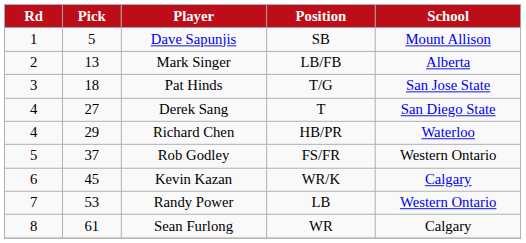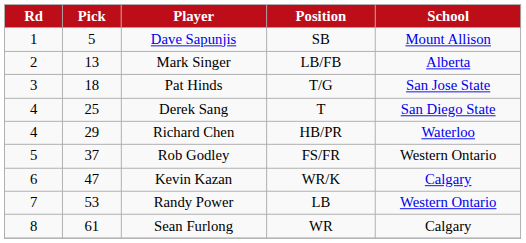(92, 109) 27 -> (92, 109) 25
(92, 179) 45 -> (92, 179) 47
